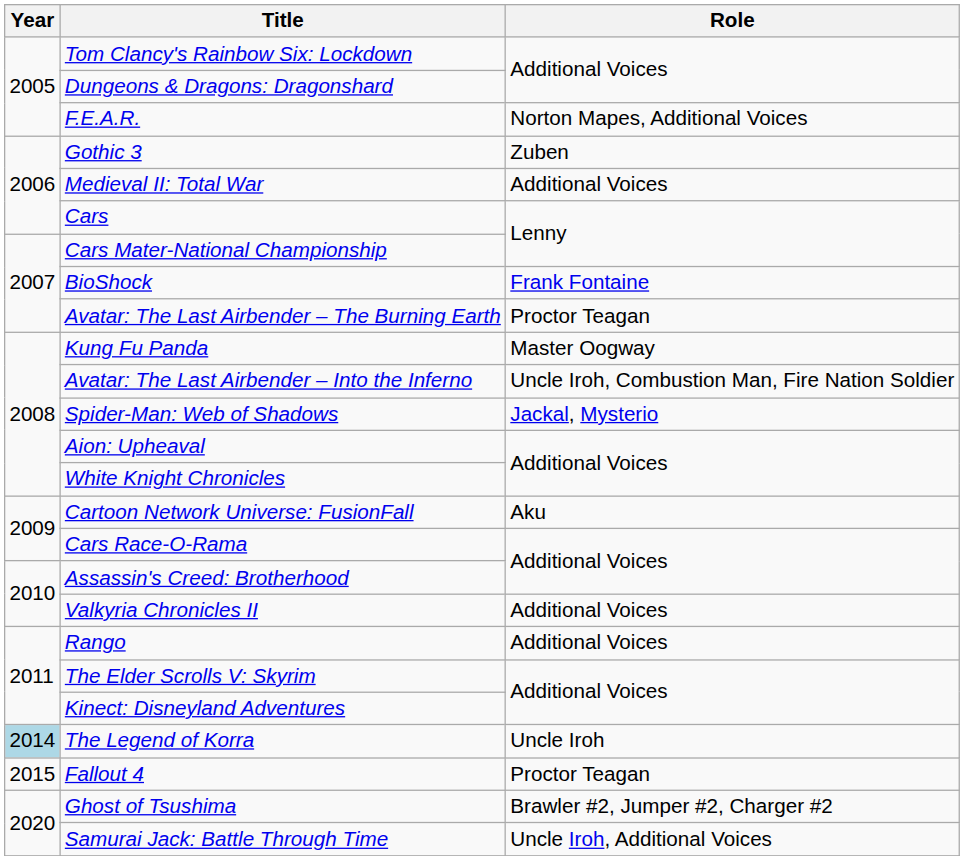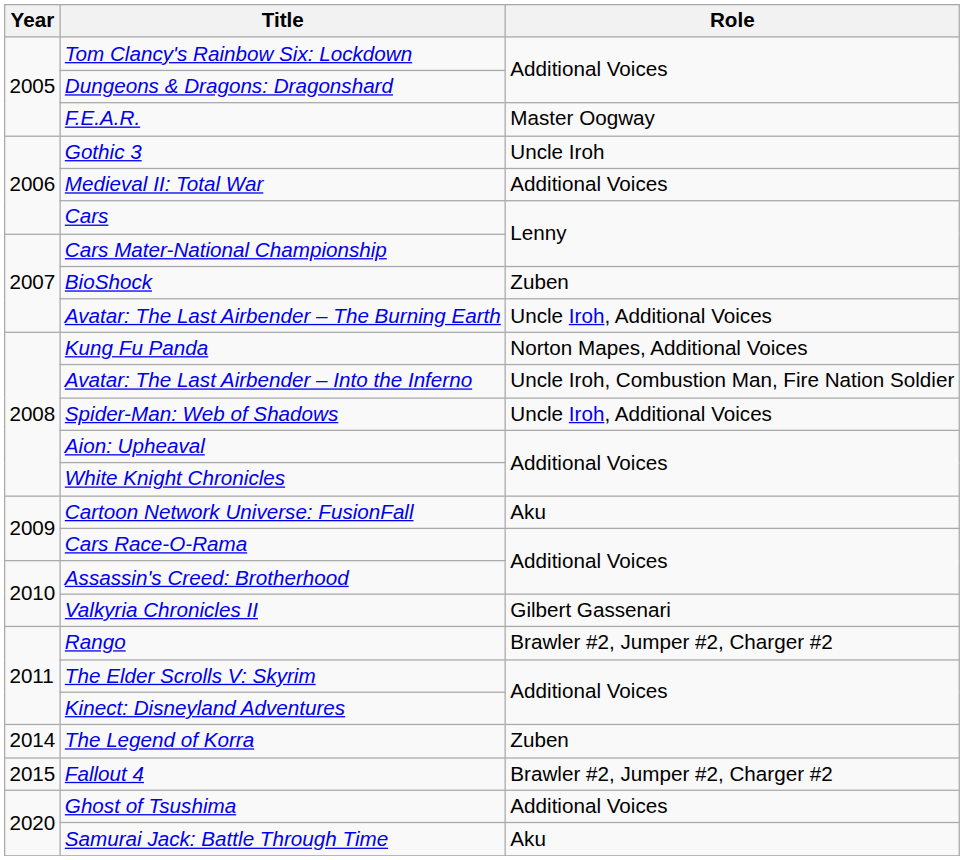(659, 119) Norton Mapes, Additional Voices -> (583, 119) Master Oogway
(540, 151) Zuben -> (557, 151) Uncle Iroh
(580, 282) Frank Fontaine -> (540, 282) Zuben
(580, 315) Proctor Teagan -> (641, 315) Uncle Iroh, Additional Voices
(583, 348) Master Oogway -> (659, 348) Norton Mapes, Additional Voices
(584, 413) Jackal, Mysterio -> (641, 413) Uncle Iroh, Additional Voices
(589, 610) Additional Voices -> (591, 610) Gilbert Gassenari
(589, 642) Additional Voices -> (672, 642) Brawler #2, Jumper #2, Charger #2
(32, 741) lightblue background -> (32, 741) no background
(557, 741) Uncle Iroh -> (540, 741) Zuben
(580, 773) Proctor Teagan -> (672, 773) Brawler #2, Jumper #2, Charger #2
(672, 806) Brawler #2, Jumper #2, Charger #2 -> (589, 806) Additional Voices
(641, 839) Uncle Iroh, Additional Voices -> (528, 839) Aku
